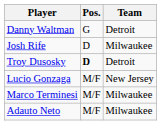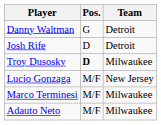(129, 45) Milwaukee -> (120, 45) Detroit
(120, 62) Detroit -> (129, 62) Milwaukee
